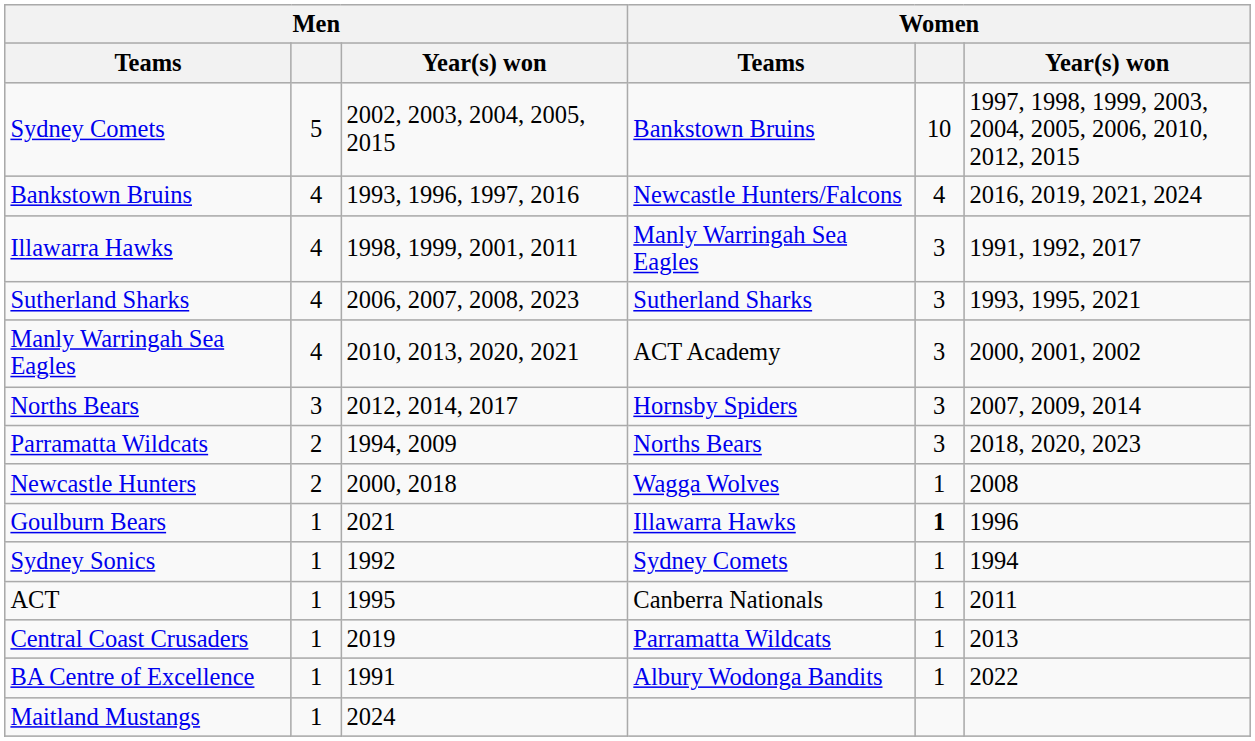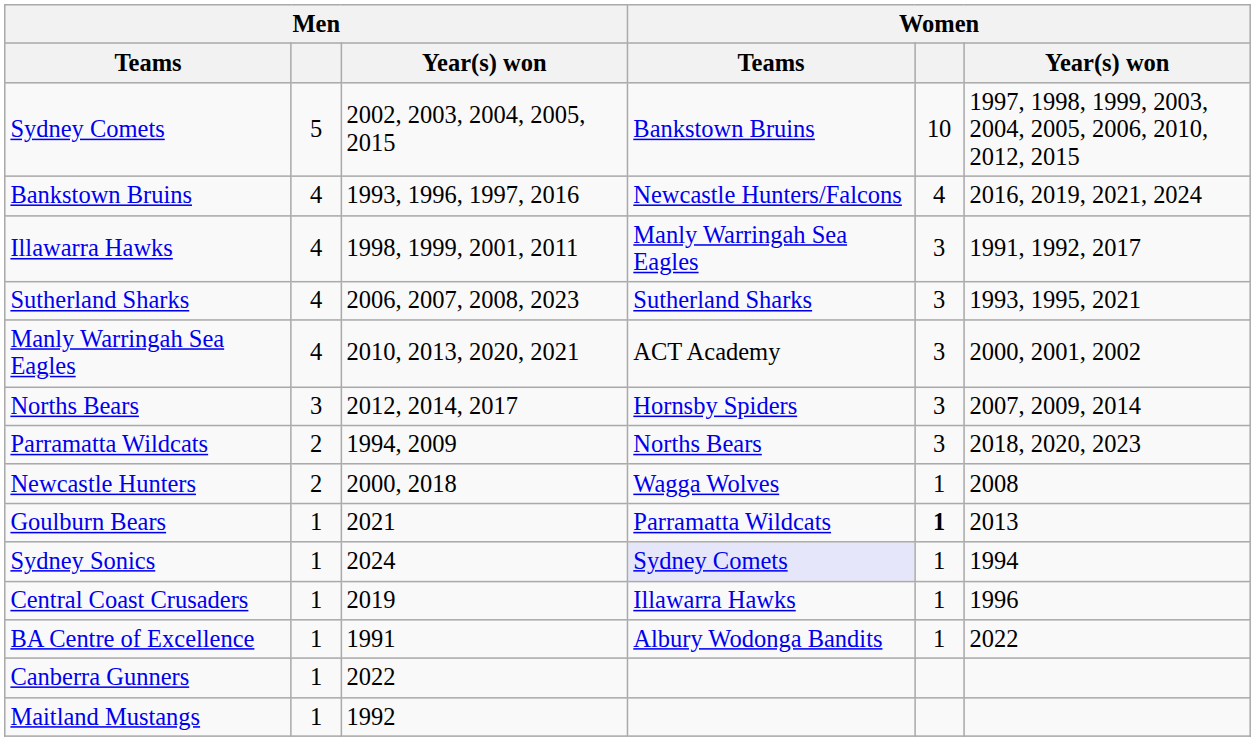(715, 522) Illawarra Hawks -> (732, 522) Parramatta Wildcats
(994, 522) 1996 -> (994, 522) 2013
(371, 561) 1992 -> (371, 561) 2024
(710, 561) no background -> (710, 561) lavender background
- row: (35, 599)
(732, 638) Parramatta Wildcats -> (715, 599) Illawarra Hawks
(994, 638) 2013 -> (994, 599) 1996
+ row: (100, 677)
(371, 716) 2024 -> (371, 716) 1992
